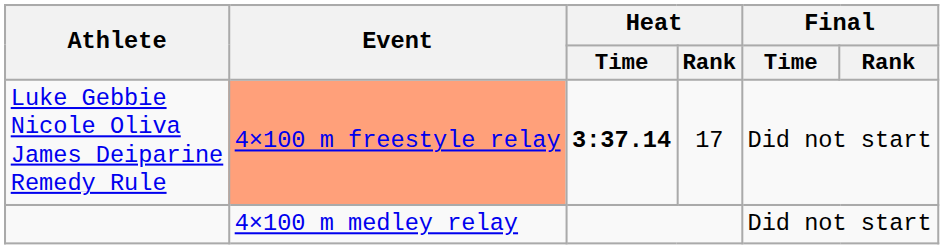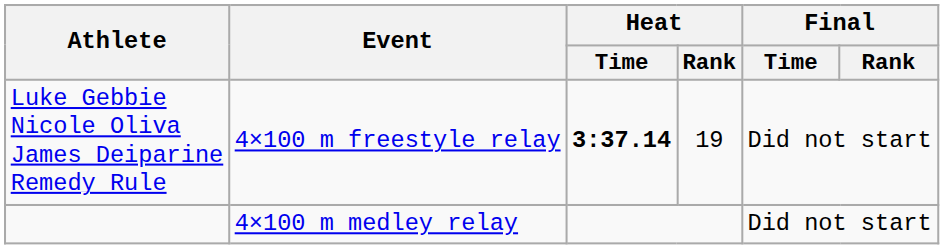(398, 142) lightsalmon background -> (398, 142) no background
(709, 142) 17 -> (709, 142) 19
